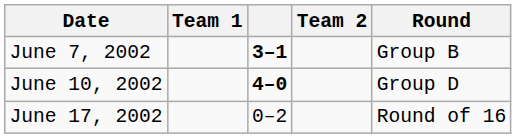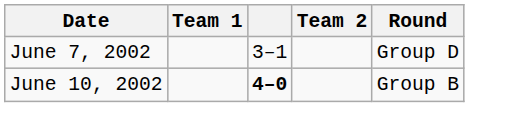(270, 53) bold -> (270, 53) normal
(418, 53) Group B -> (418, 53) Group D
(418, 85) Group D -> (418, 85) Group B
- row: (86, 117)
